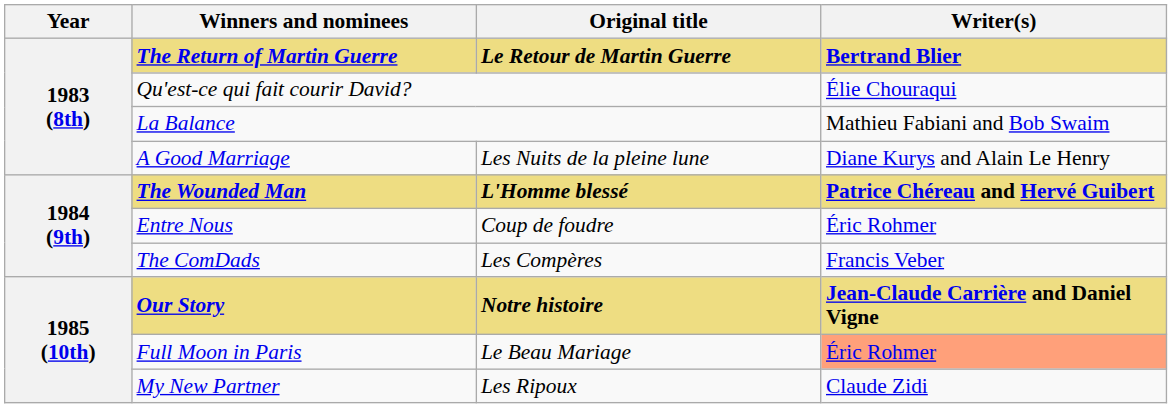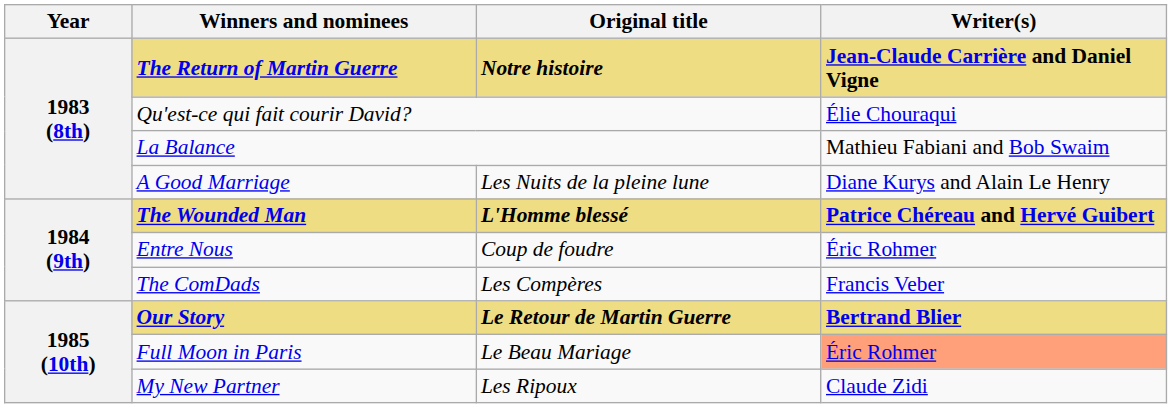(606, 55) Le Retour de Martin Guerre -> (542, 67) Notre histoire
(894, 55) Bertrand Blier -> (979, 67) Jean-Claude Carrière and Daniel Vigne
(542, 305) Notre histoire -> (606, 317) Le Retour de Martin Guerre
(979, 305) Jean-Claude Carrière and Daniel Vigne -> (894, 317) Bertrand Blier
